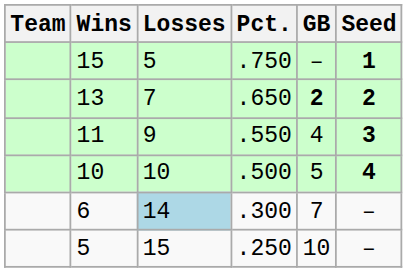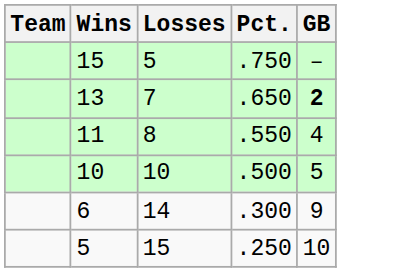- column: (369, 24)
(150, 136) 9 -> (150, 136) 8
(157, 211) lightblue background -> (157, 211) no background
(317, 211) 7 -> (317, 211) 9
